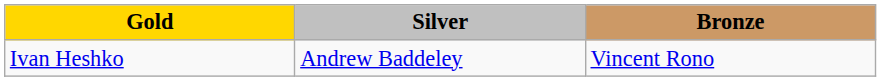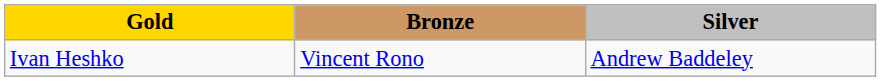columns swapped: (440, 22) <-> (731, 22)
